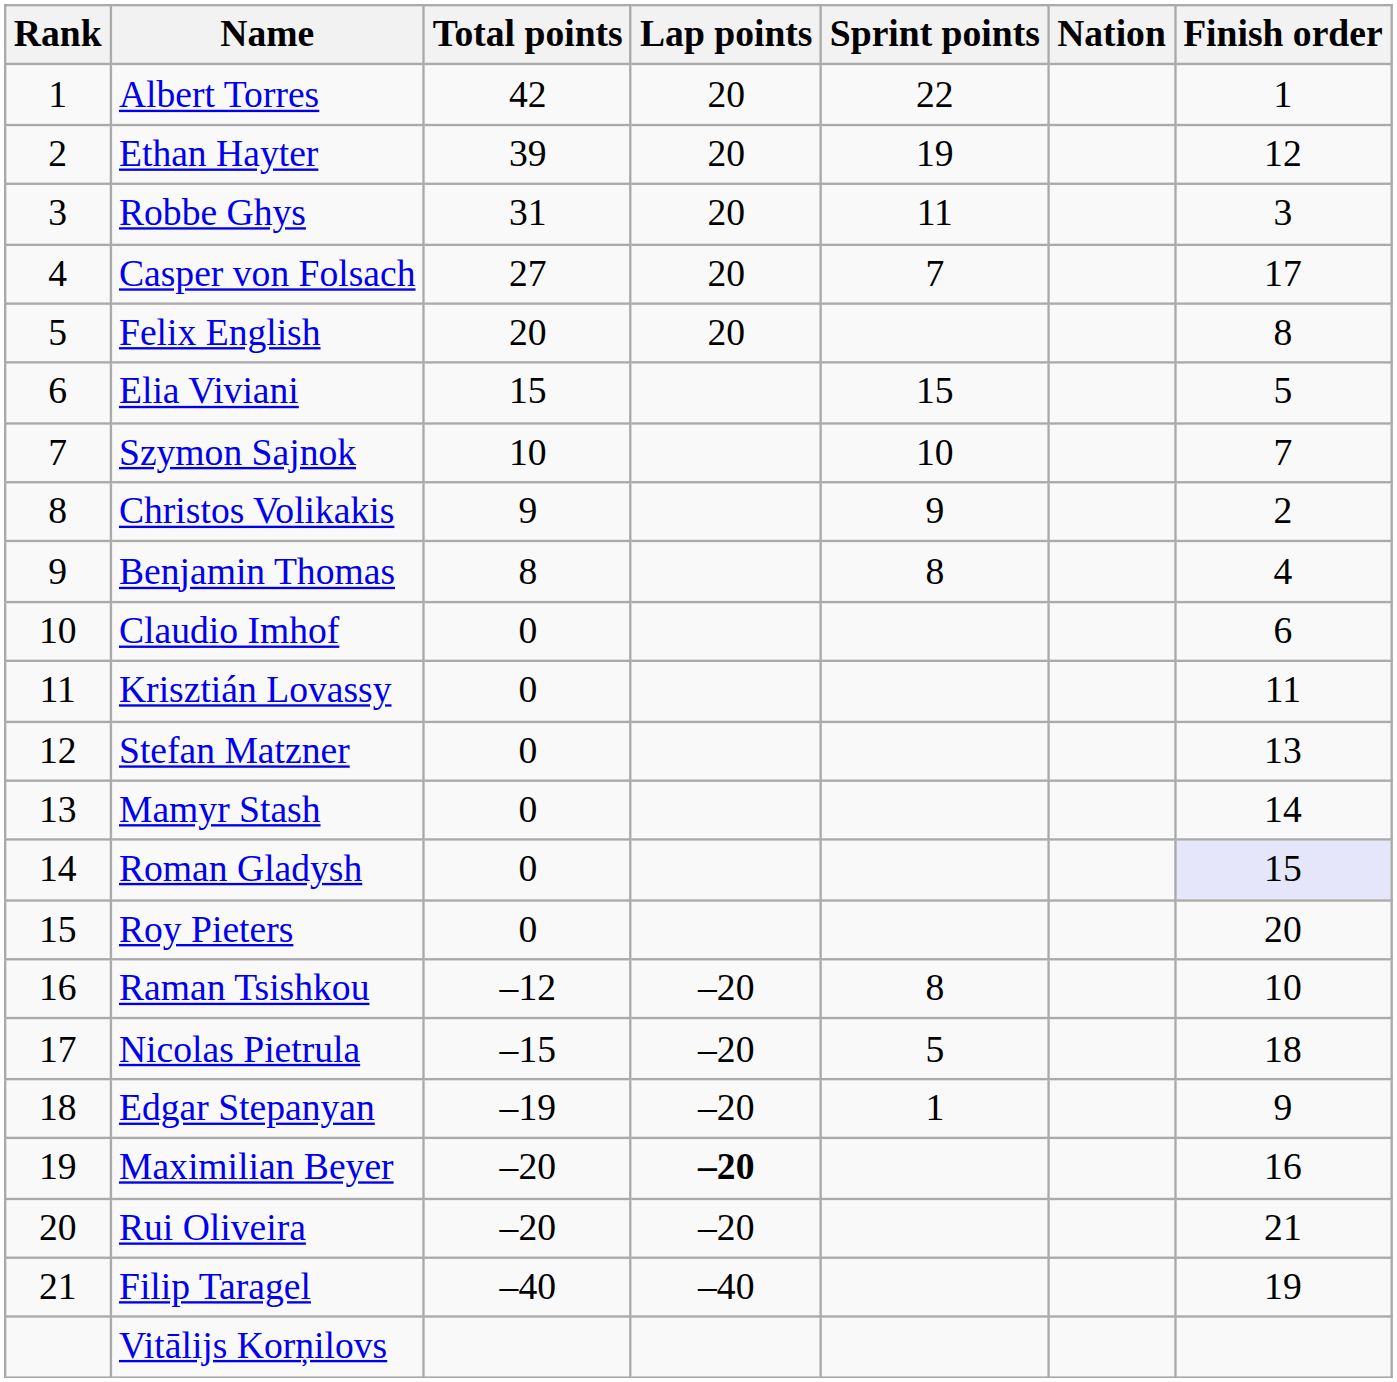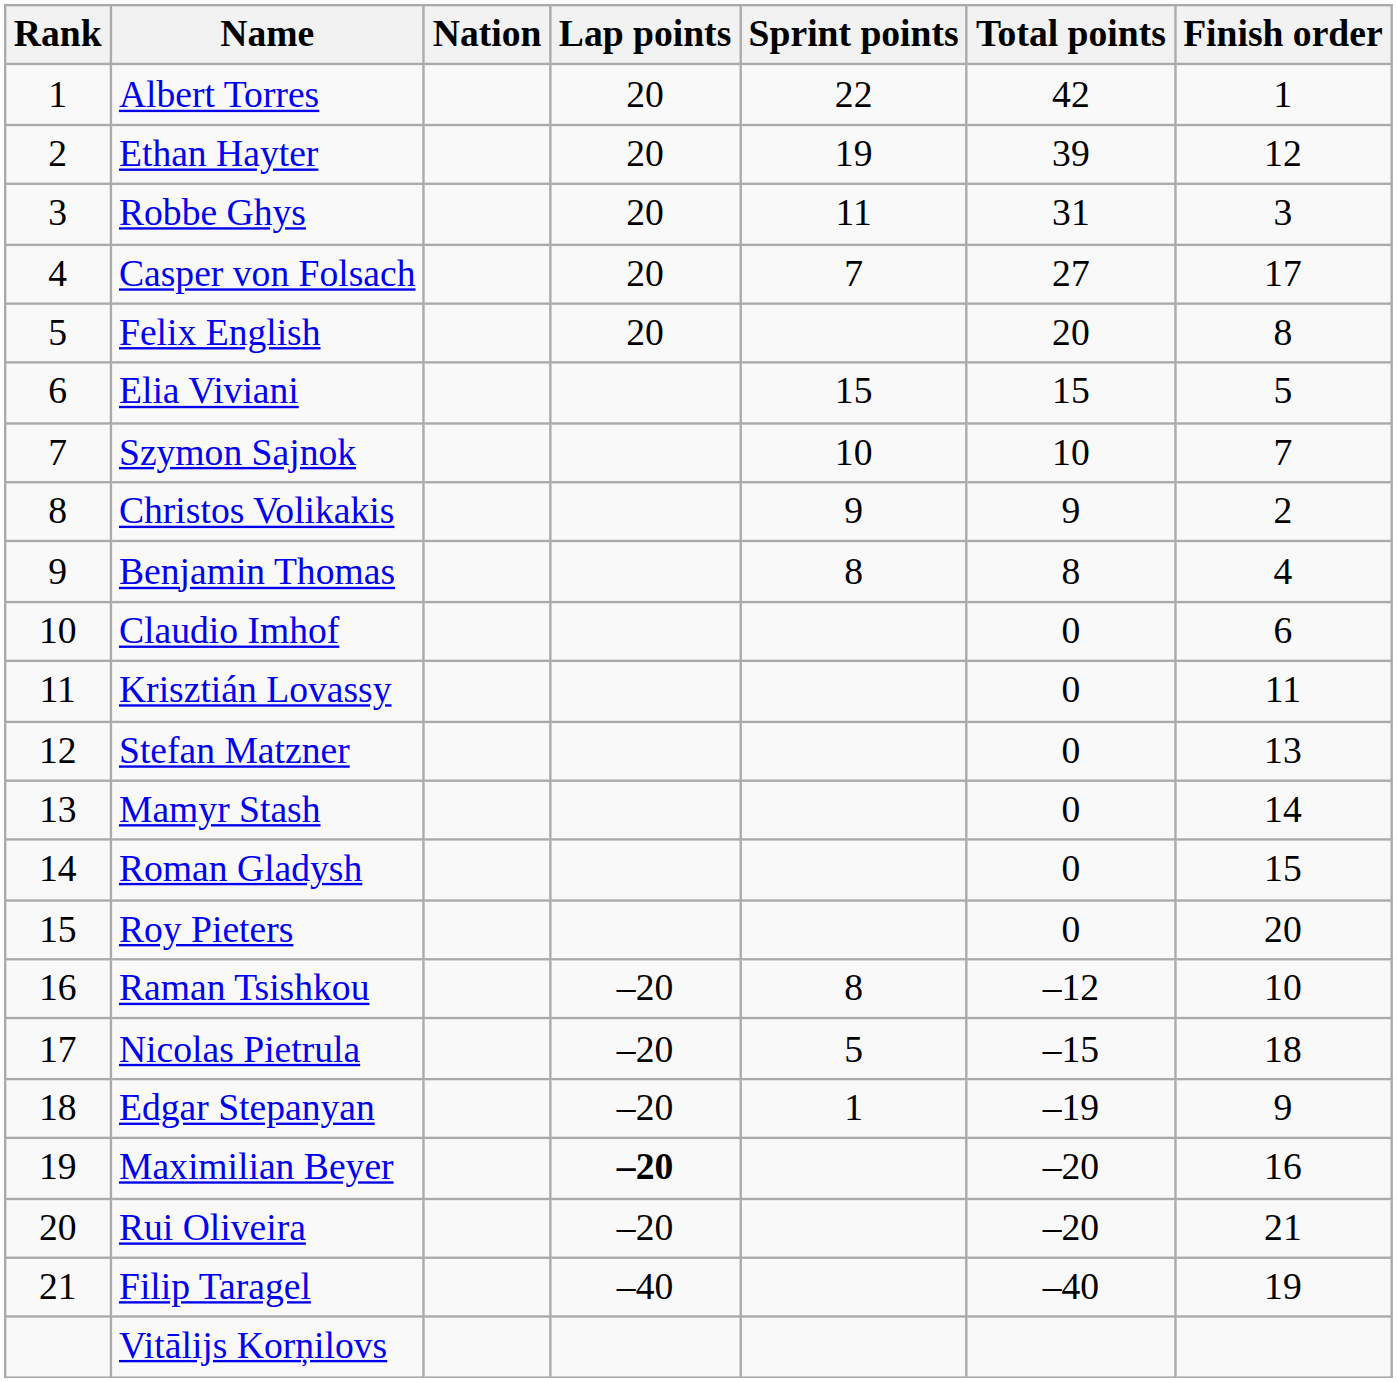columns swapped: (1111, 34) <-> (528, 34)
(1283, 869) lavender background -> (1283, 869) no background
